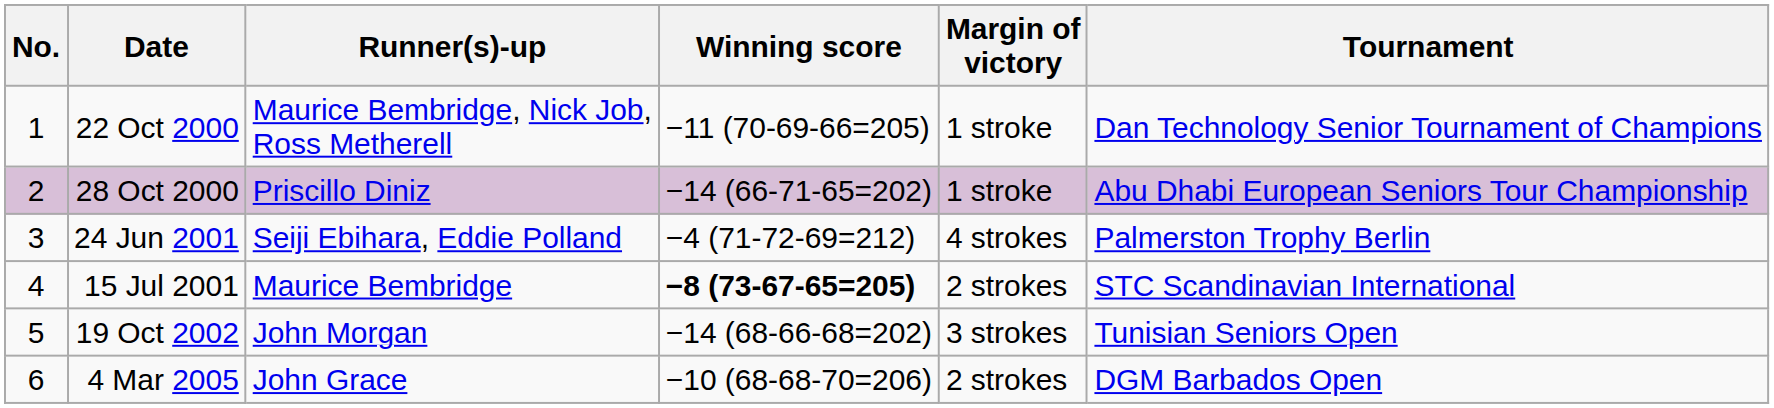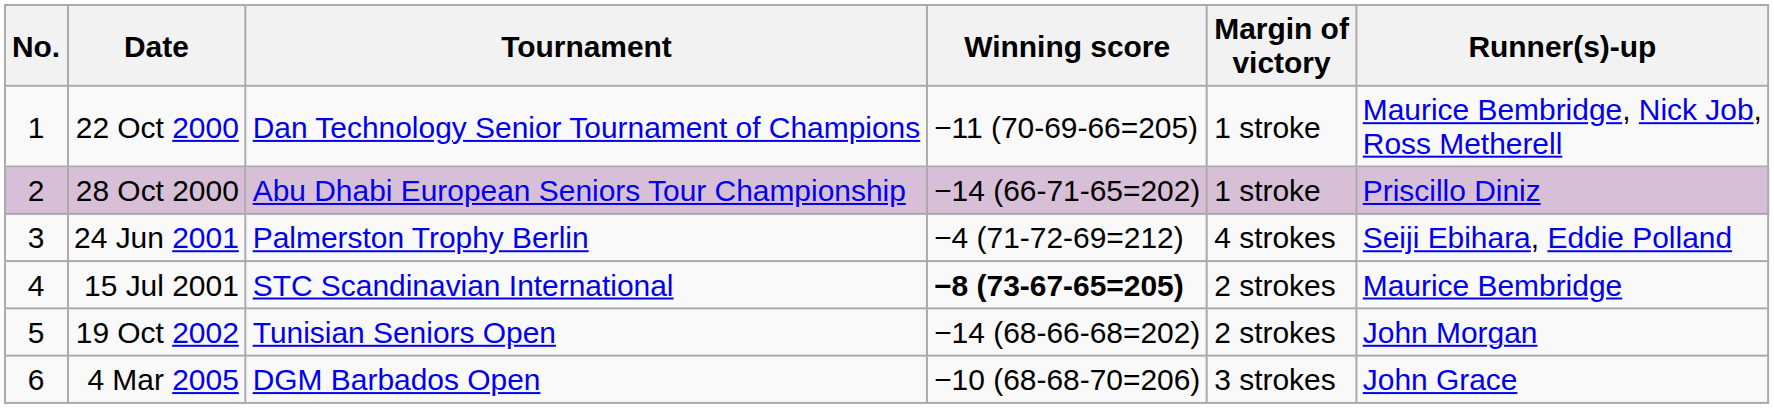columns swapped: (1428, 46) <-> (452, 46)
(1007, 333) 3 strokes -> (1275, 333) 2 strokes
(1007, 380) 2 strokes -> (1275, 380) 3 strokes
